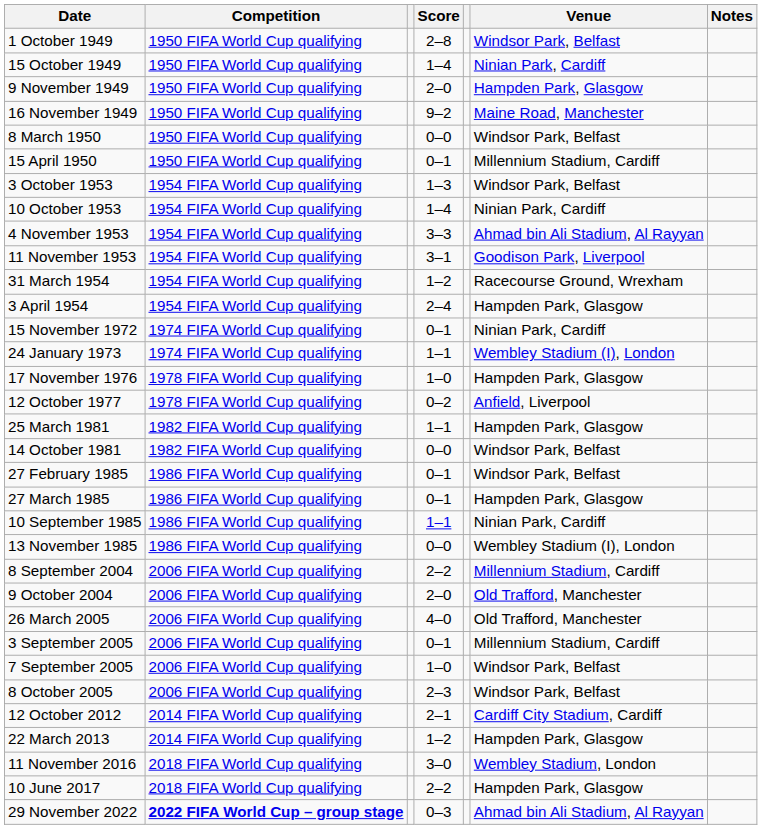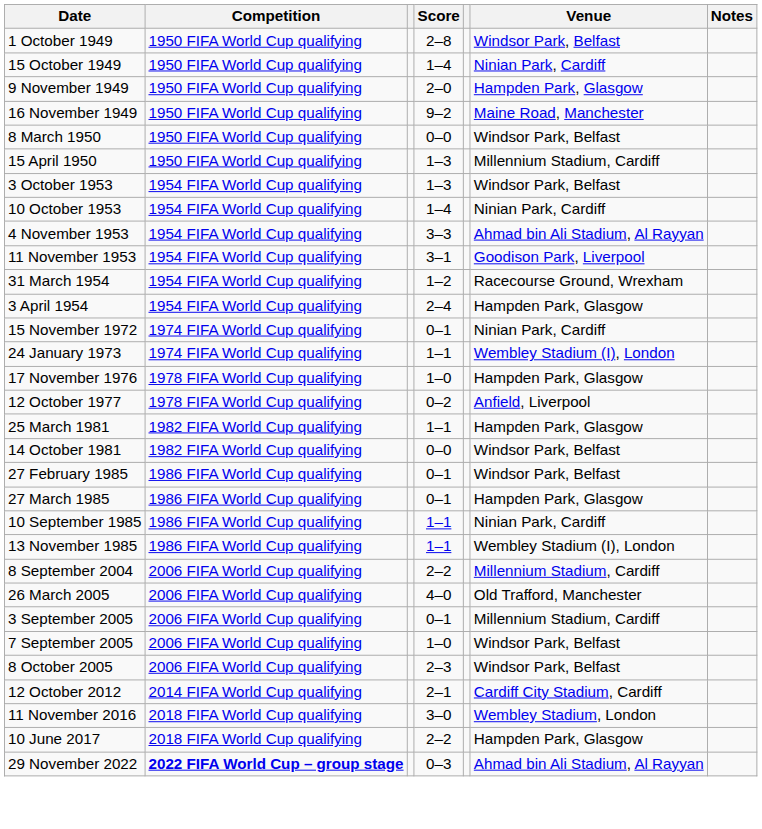(439, 161) 0–1 -> (439, 161) 1–3
(439, 546) 0–0 -> (439, 546) 1–1
- row: (60, 595)
- row: (59, 739)
